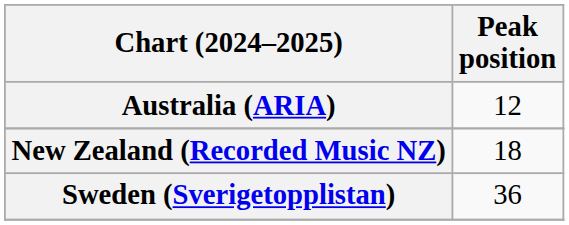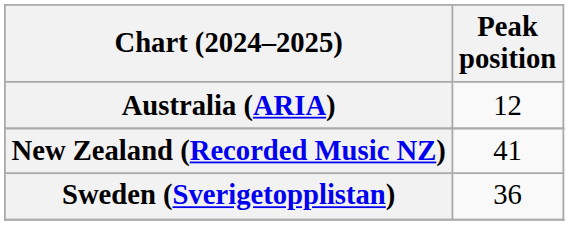(508, 150) 18 -> (508, 150) 41
